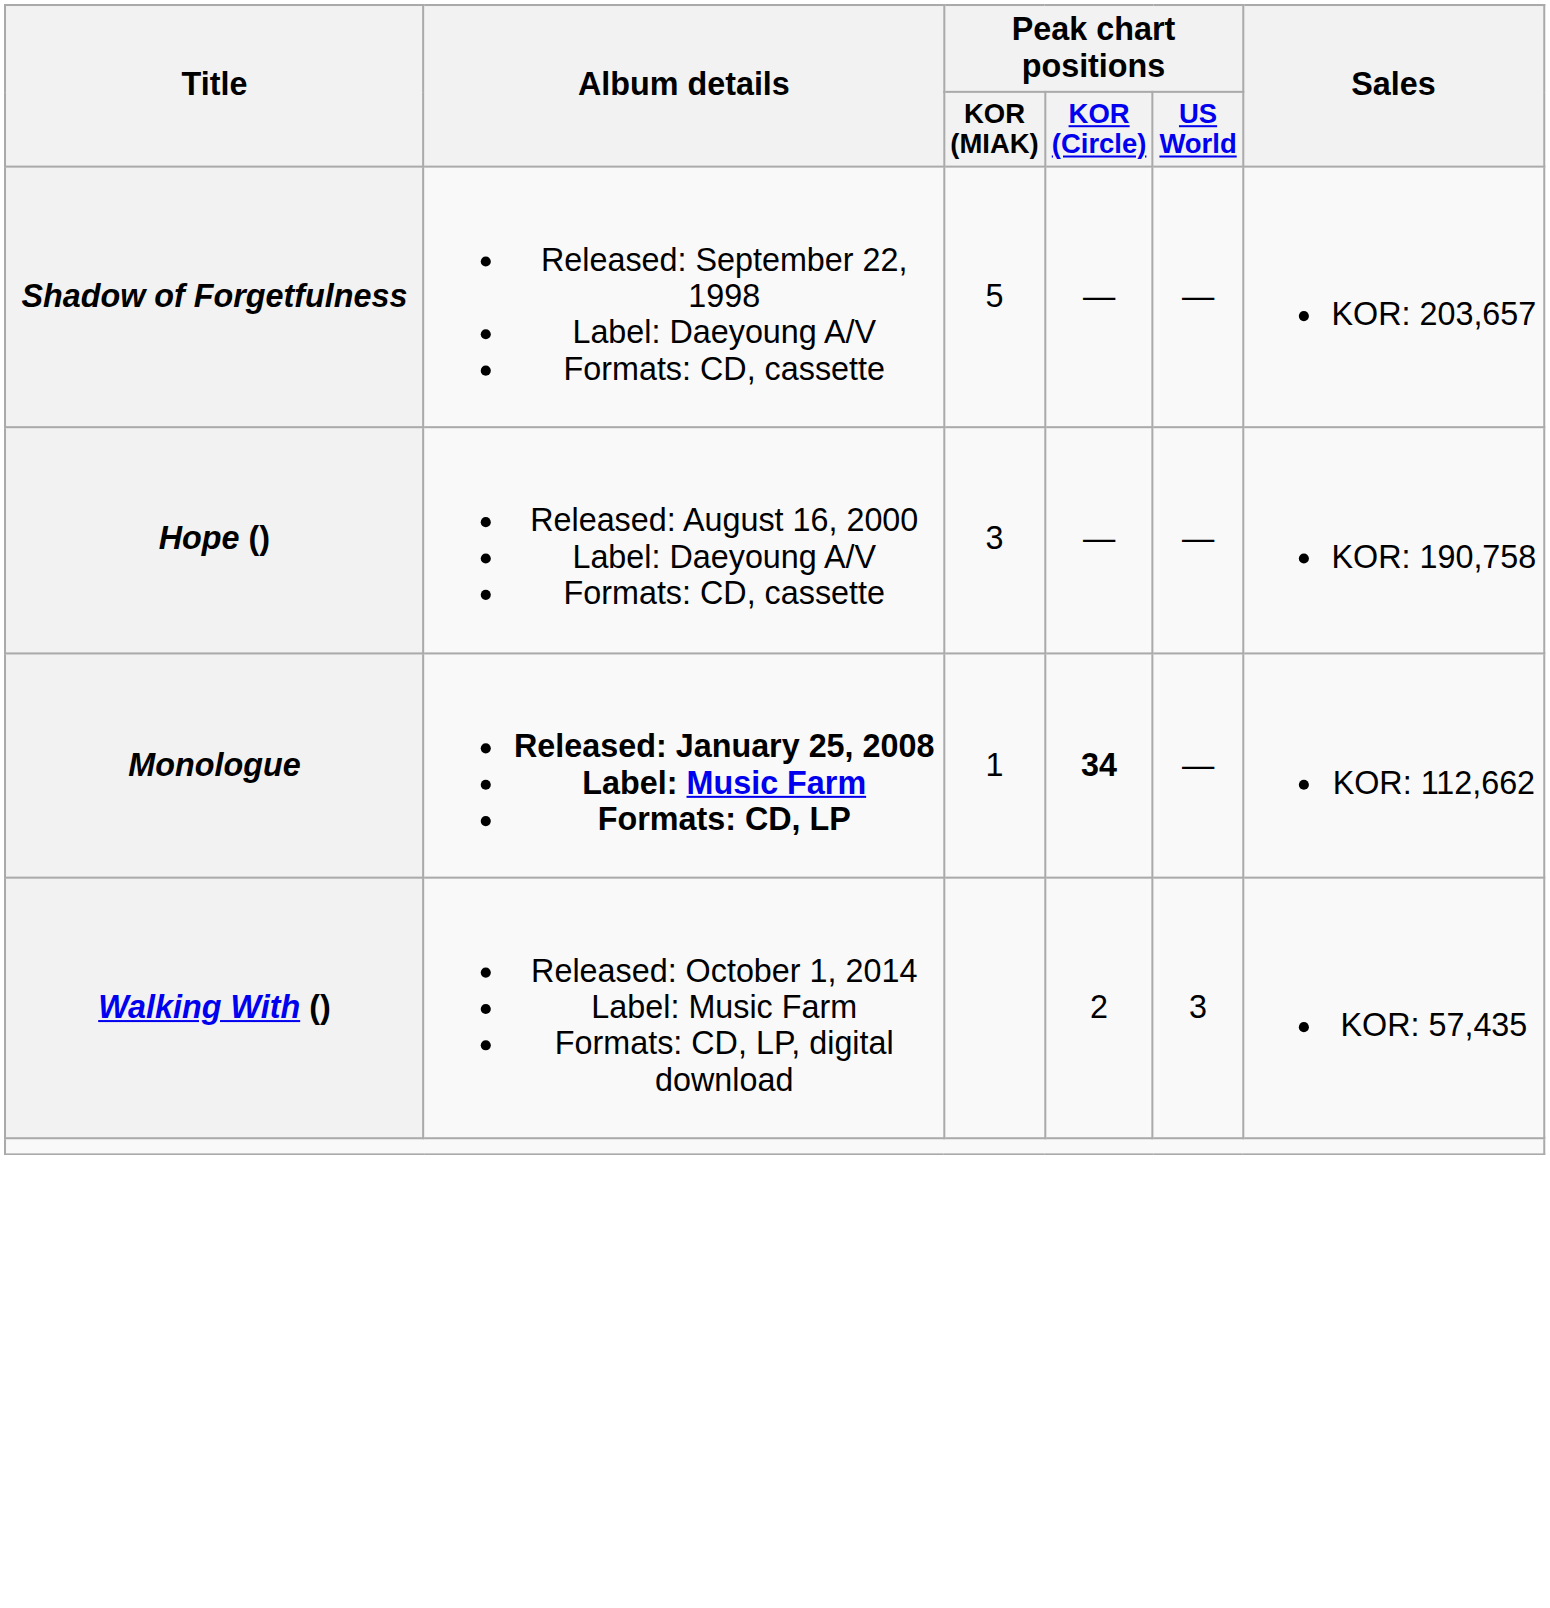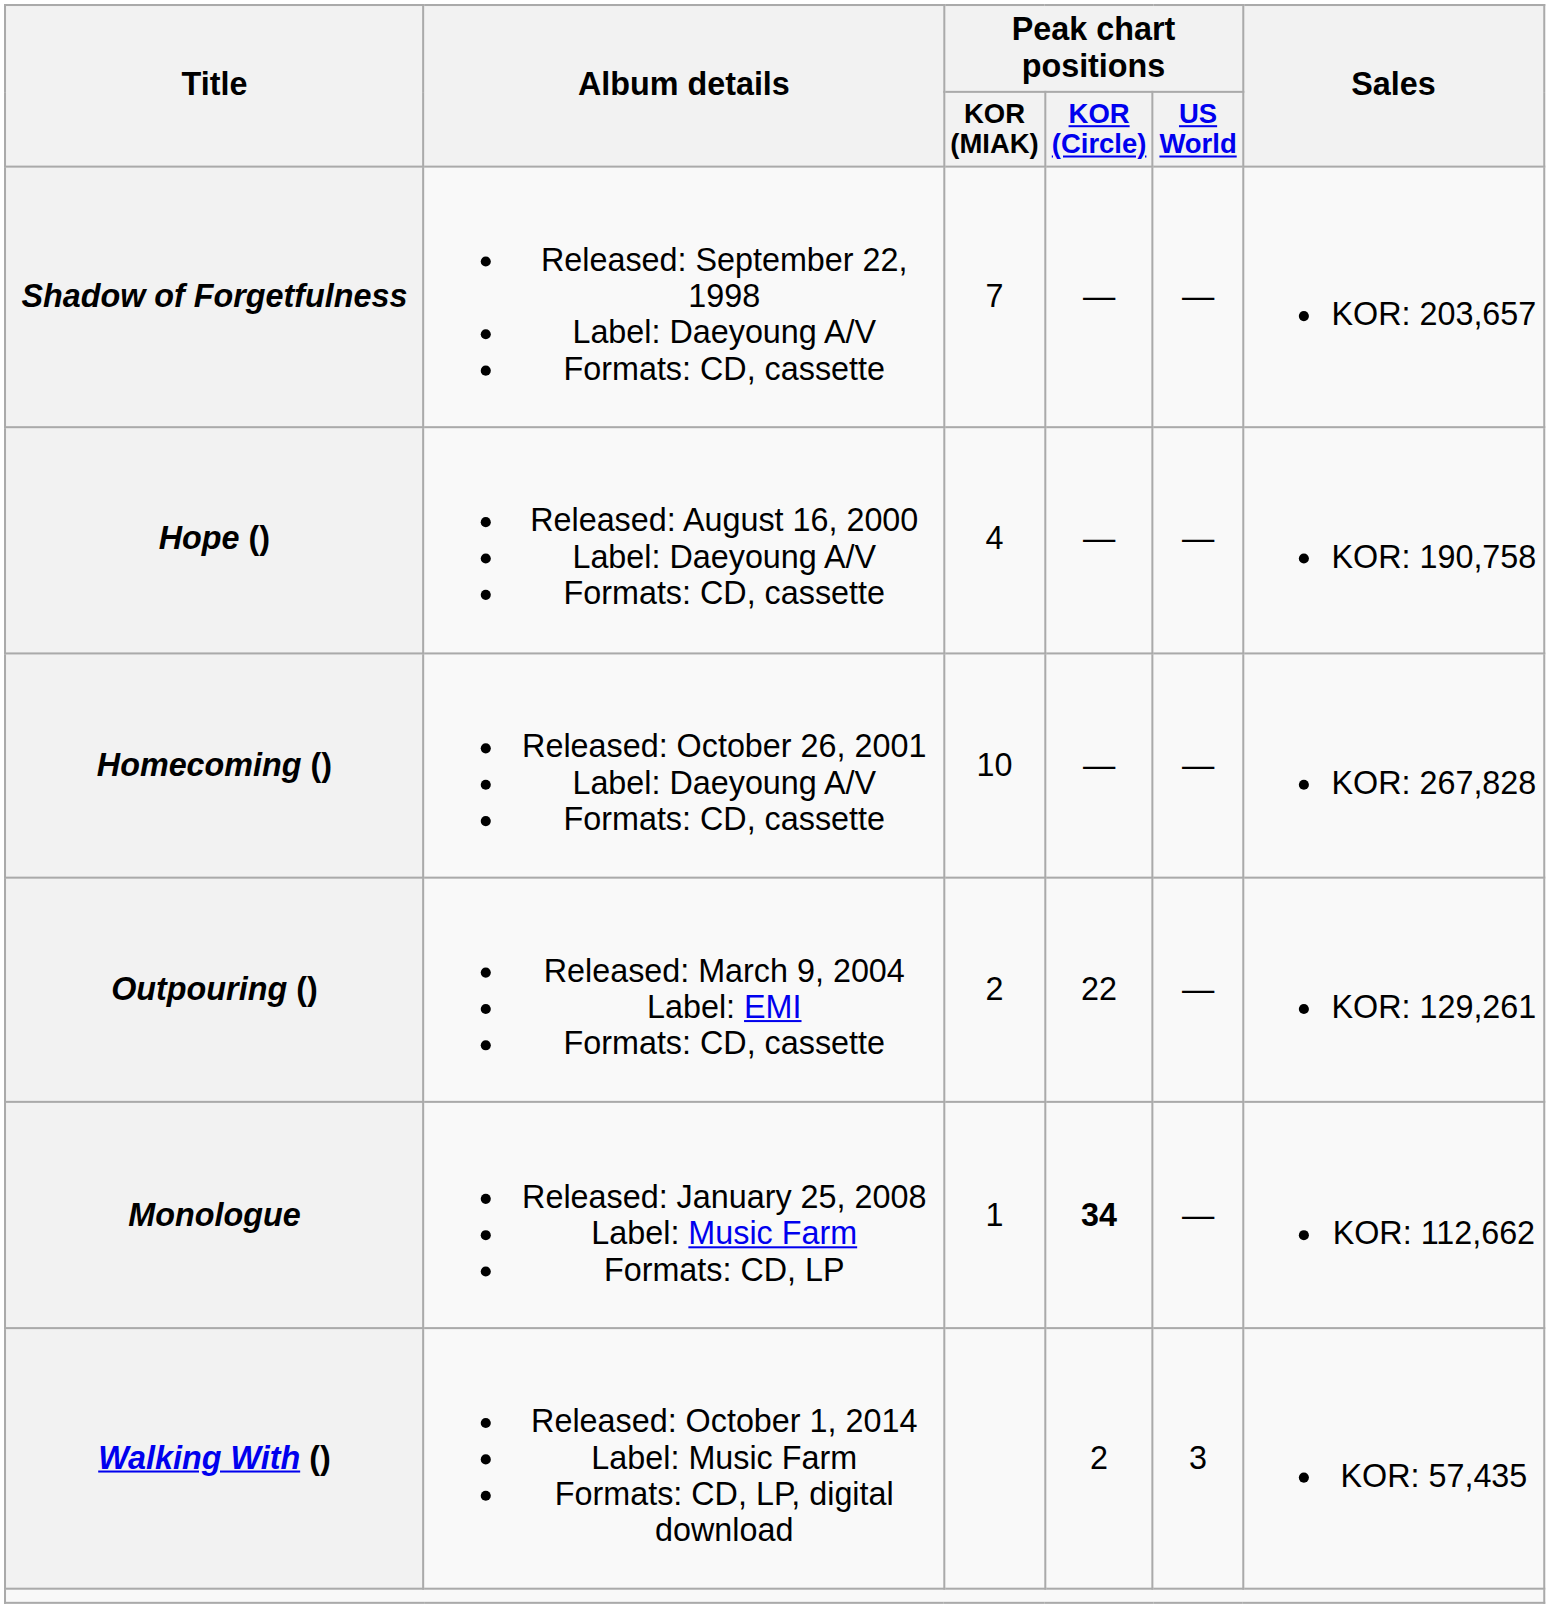(995, 296) 5 -> (995, 296) 7
(995, 539) 3 -> (995, 539) 4
+ row: (214, 764)
+ row: (214, 989)
(684, 783) bold -> (684, 1233) normal
